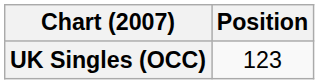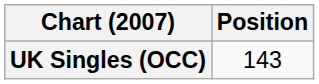(262, 59) 123 -> (262, 59) 143
